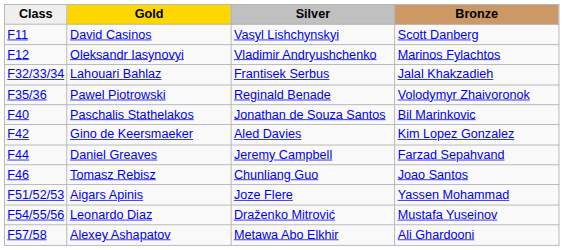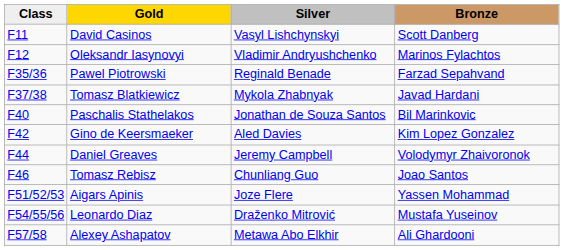- row: (116, 74)
(464, 94) Volodymyr Zhaivoronok -> (451, 74) Farzad Sepahvand
+ row: (125, 94)
(451, 154) Farzad Sepahvand -> (464, 154) Volodymyr Zhaivoronok
